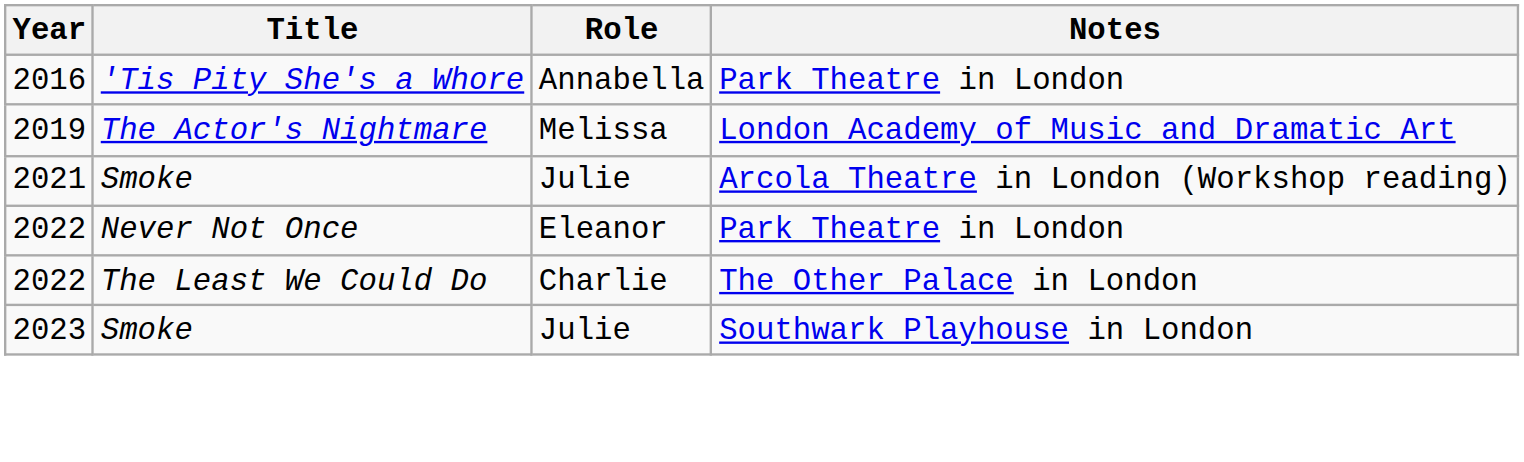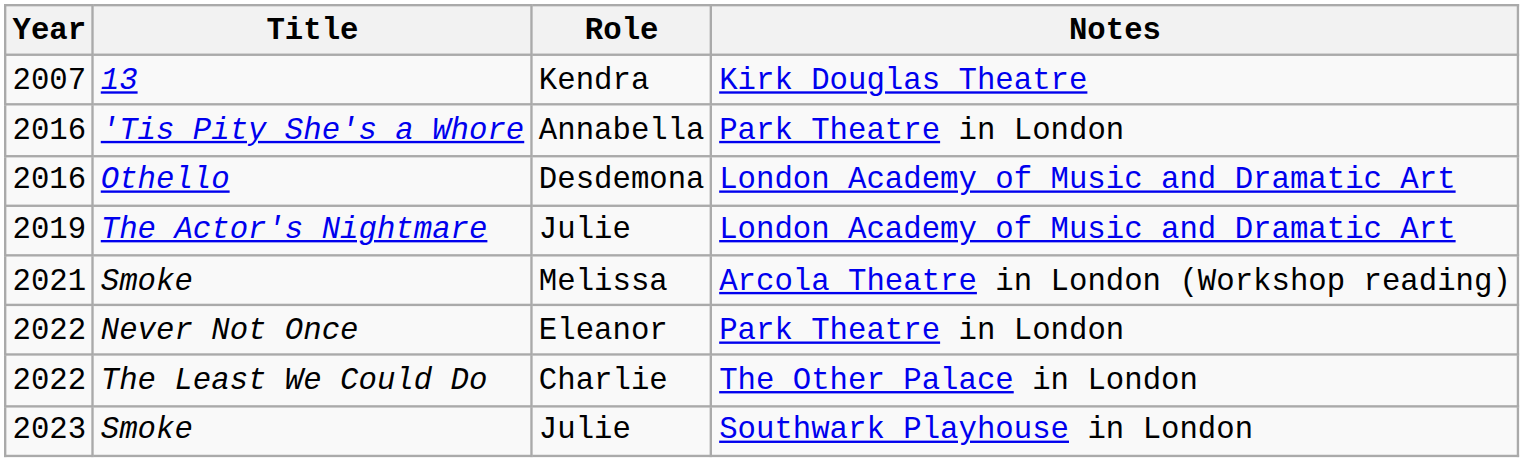+ row: (49, 80)
+ row: (49, 180)
(603, 130) Melissa -> (585, 230) Julie
(585, 180) Julie -> (603, 280) Melissa
